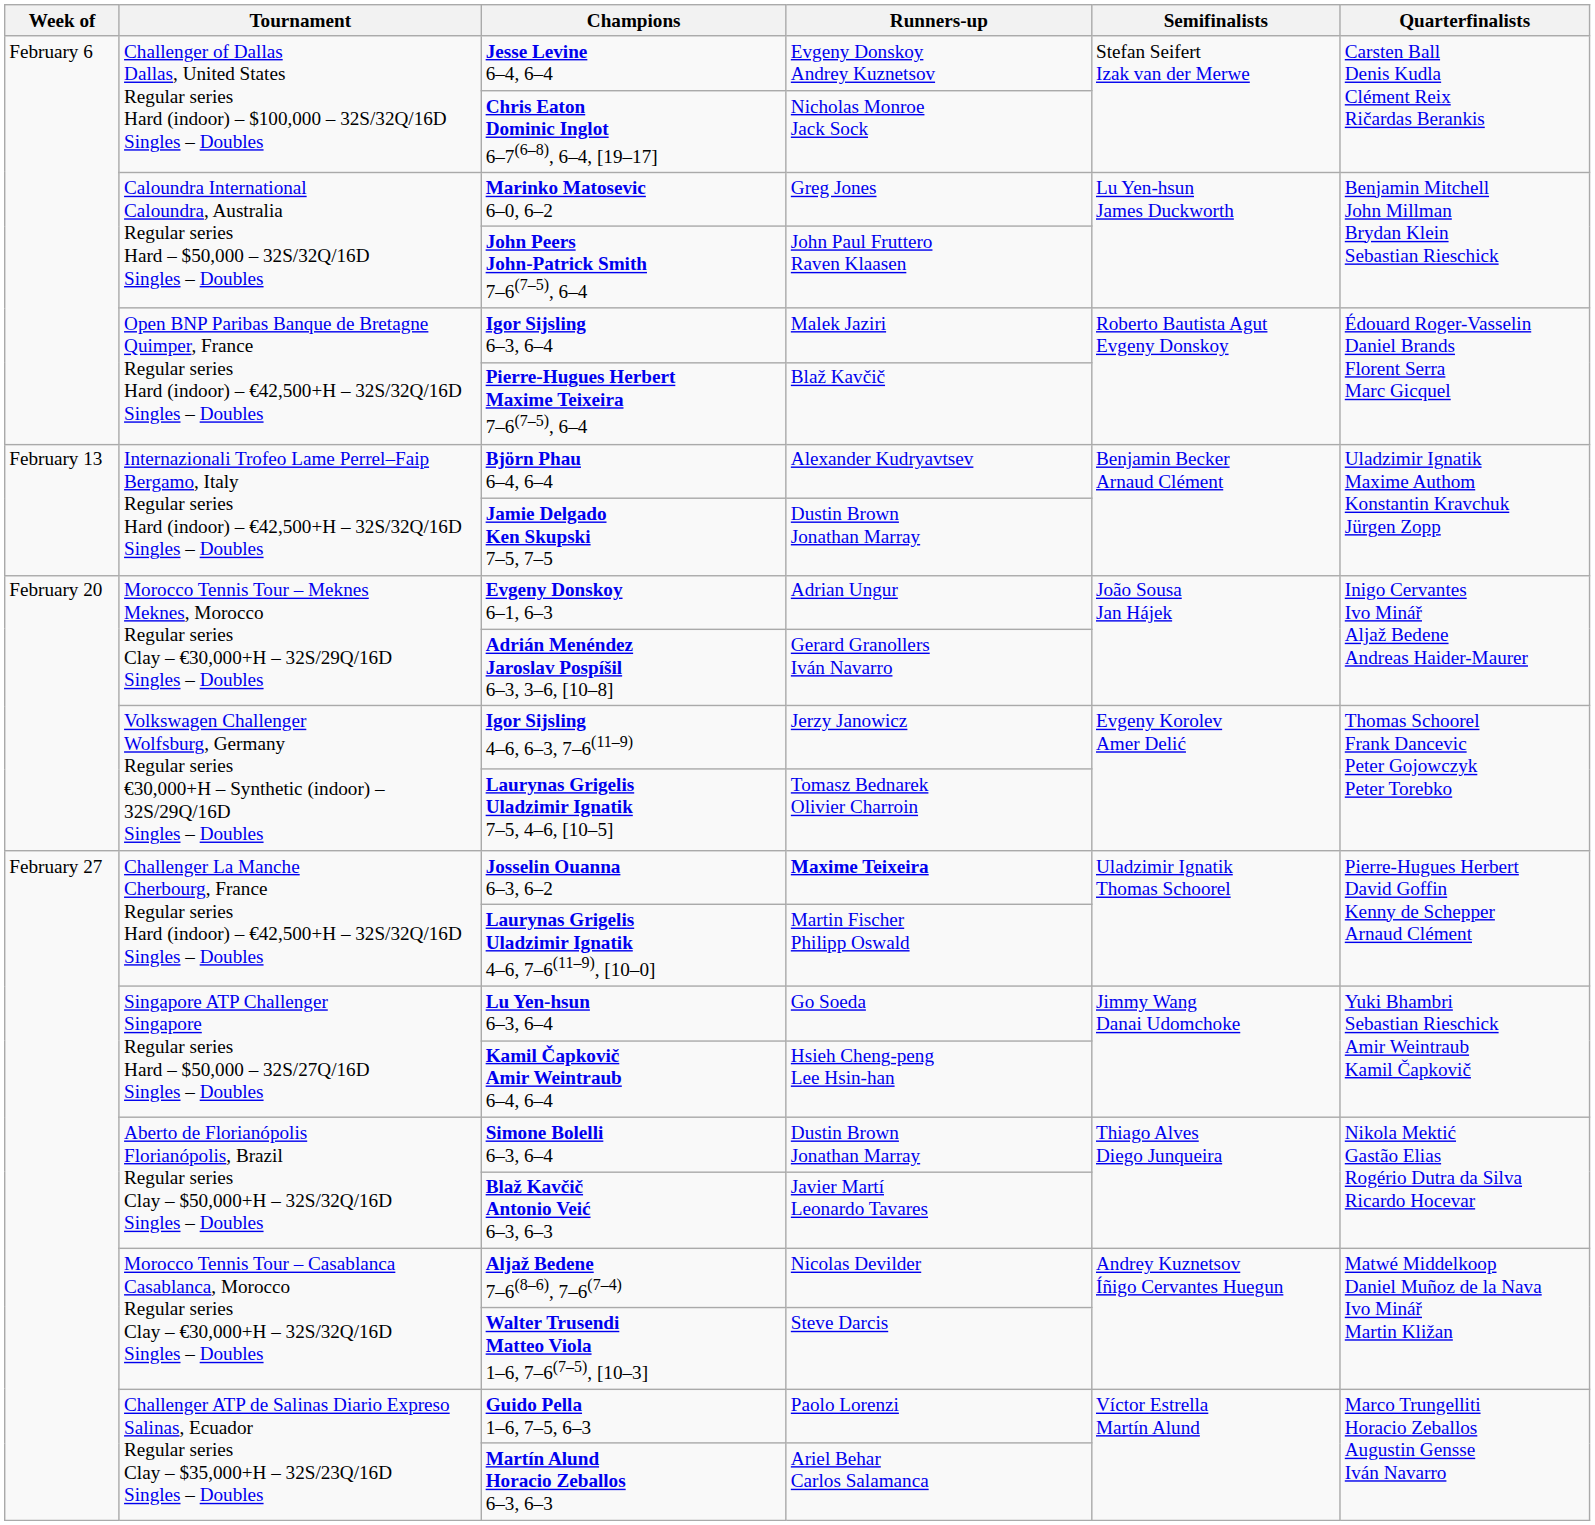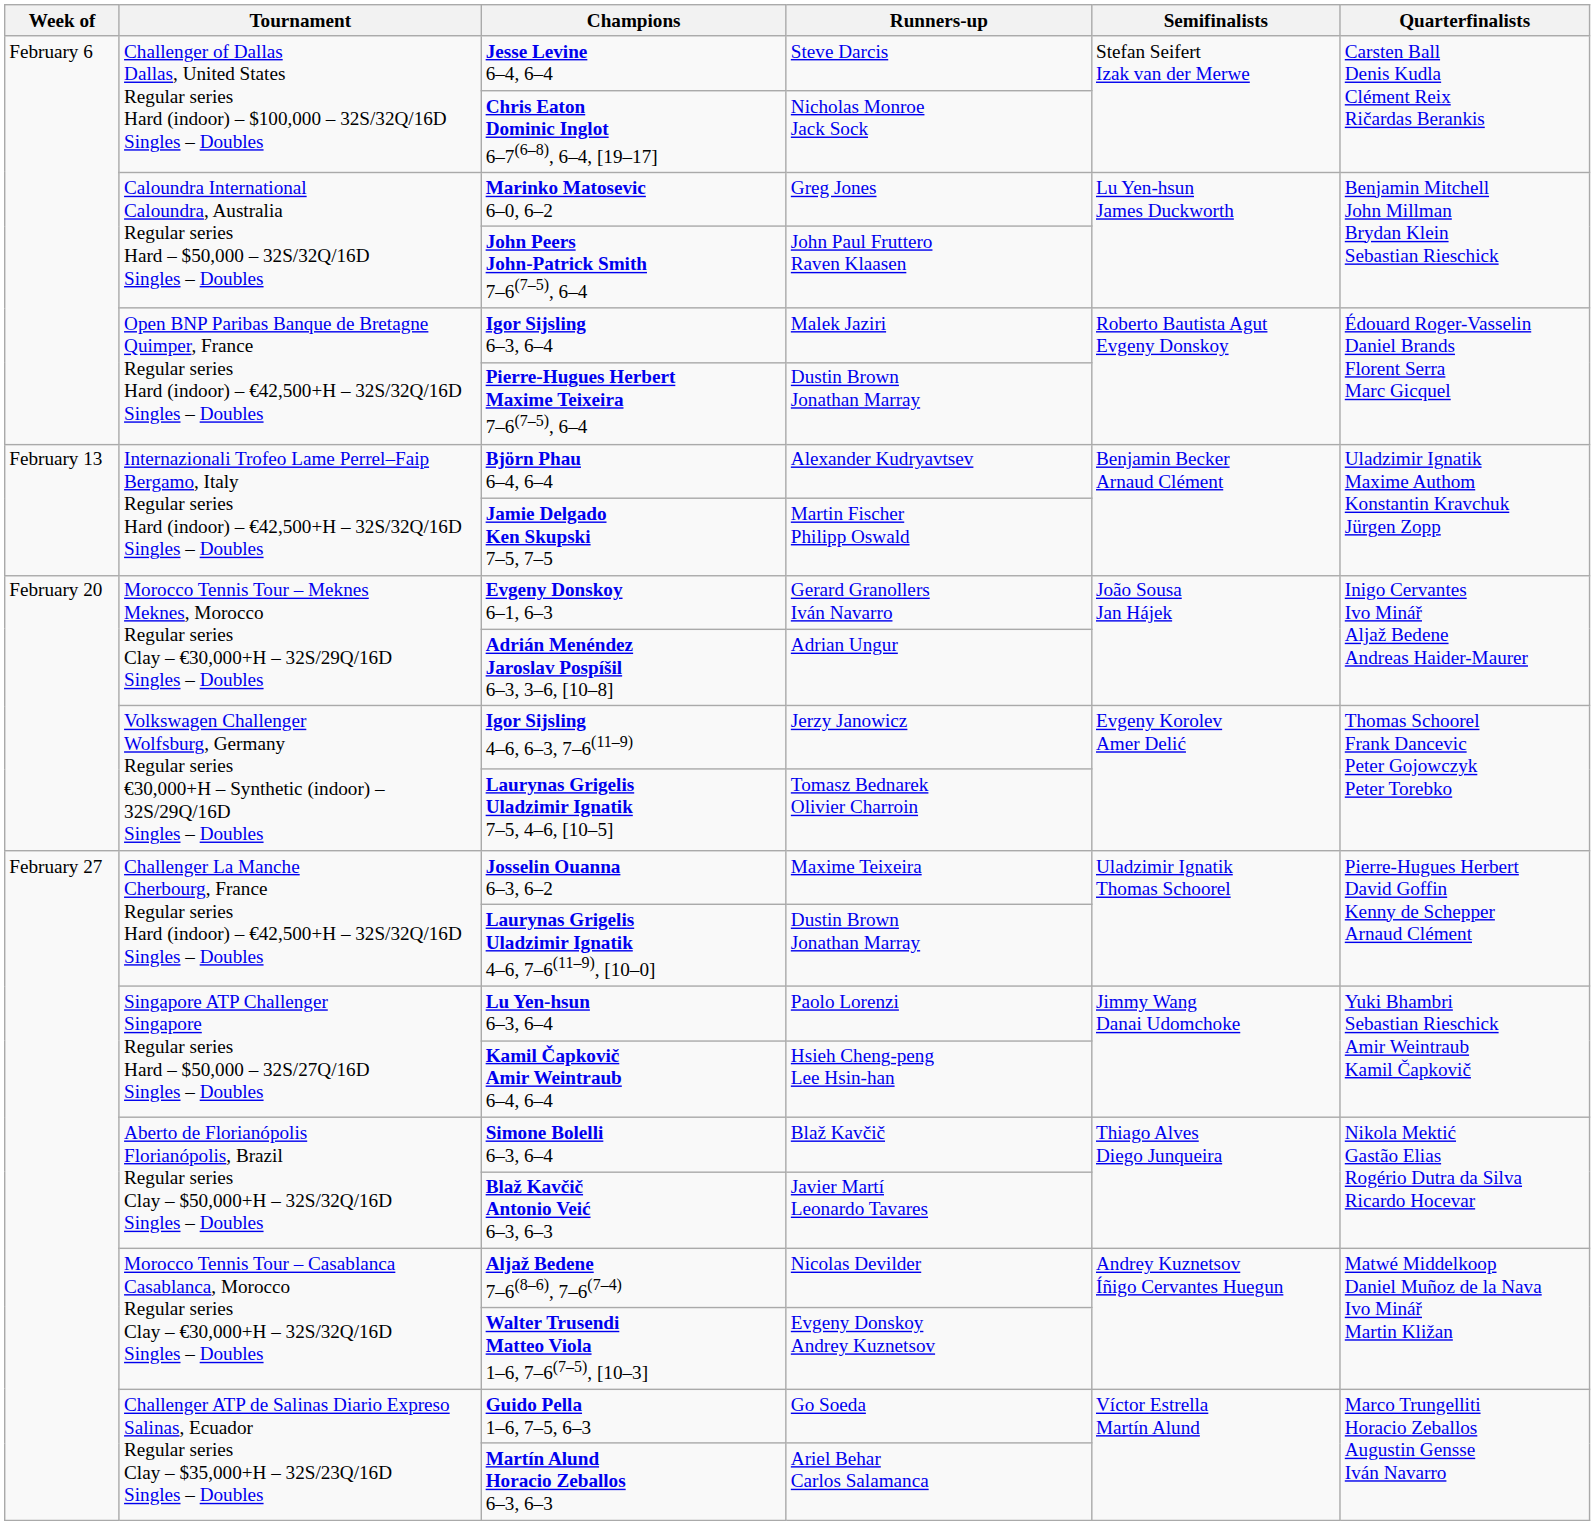(863, 62) Evgeny Donskoy Andrey Kuznetsov -> (840, 51) Steve Darcis
(838, 377) Blaž Kavčič -> (855, 388) Dustin Brown Jonathan Marray
(855, 524) Dustin Brown Jonathan Marray -> (850, 524) Martin Fischer Philipp Oswald
(844, 590) Adrian Ungur -> (860, 601) Gerard Granollers Iván Navarro
(860, 655) Gerard Granollers Iván Navarro -> (844, 644) Adrian Ungur
(860, 865) bold -> (856, 865) normal
(850, 931) Martin Fischer Philipp Oswald -> (855, 931) Dustin Brown Jonathan Marray
(828, 1001) Go Soeda -> (845, 1001) Paolo Lorenzi
(855, 1143) Dustin Brown Jonathan Marray -> (838, 1132) Blaž Kavčič
(840, 1322) Steve Darcis -> (863, 1333) Evgeny Donskoy Andrey Kuznetsov
(845, 1404) Paolo Lorenzi -> (828, 1404) Go Soeda
